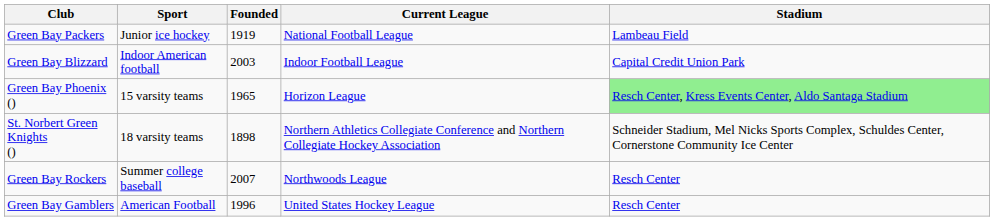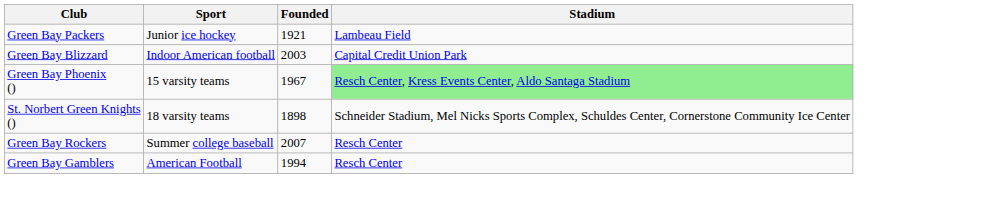- column: (445, 14)
(243, 34) 1919 -> (293, 34) 1921
(243, 95) 1965 -> (293, 81) 1967
(243, 205) 1996 -> (293, 163) 1994
